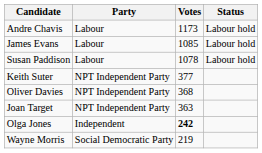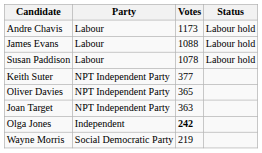(188, 44) 1085 -> (188, 44) 1088
(186, 92) 368 -> (186, 92) 365
